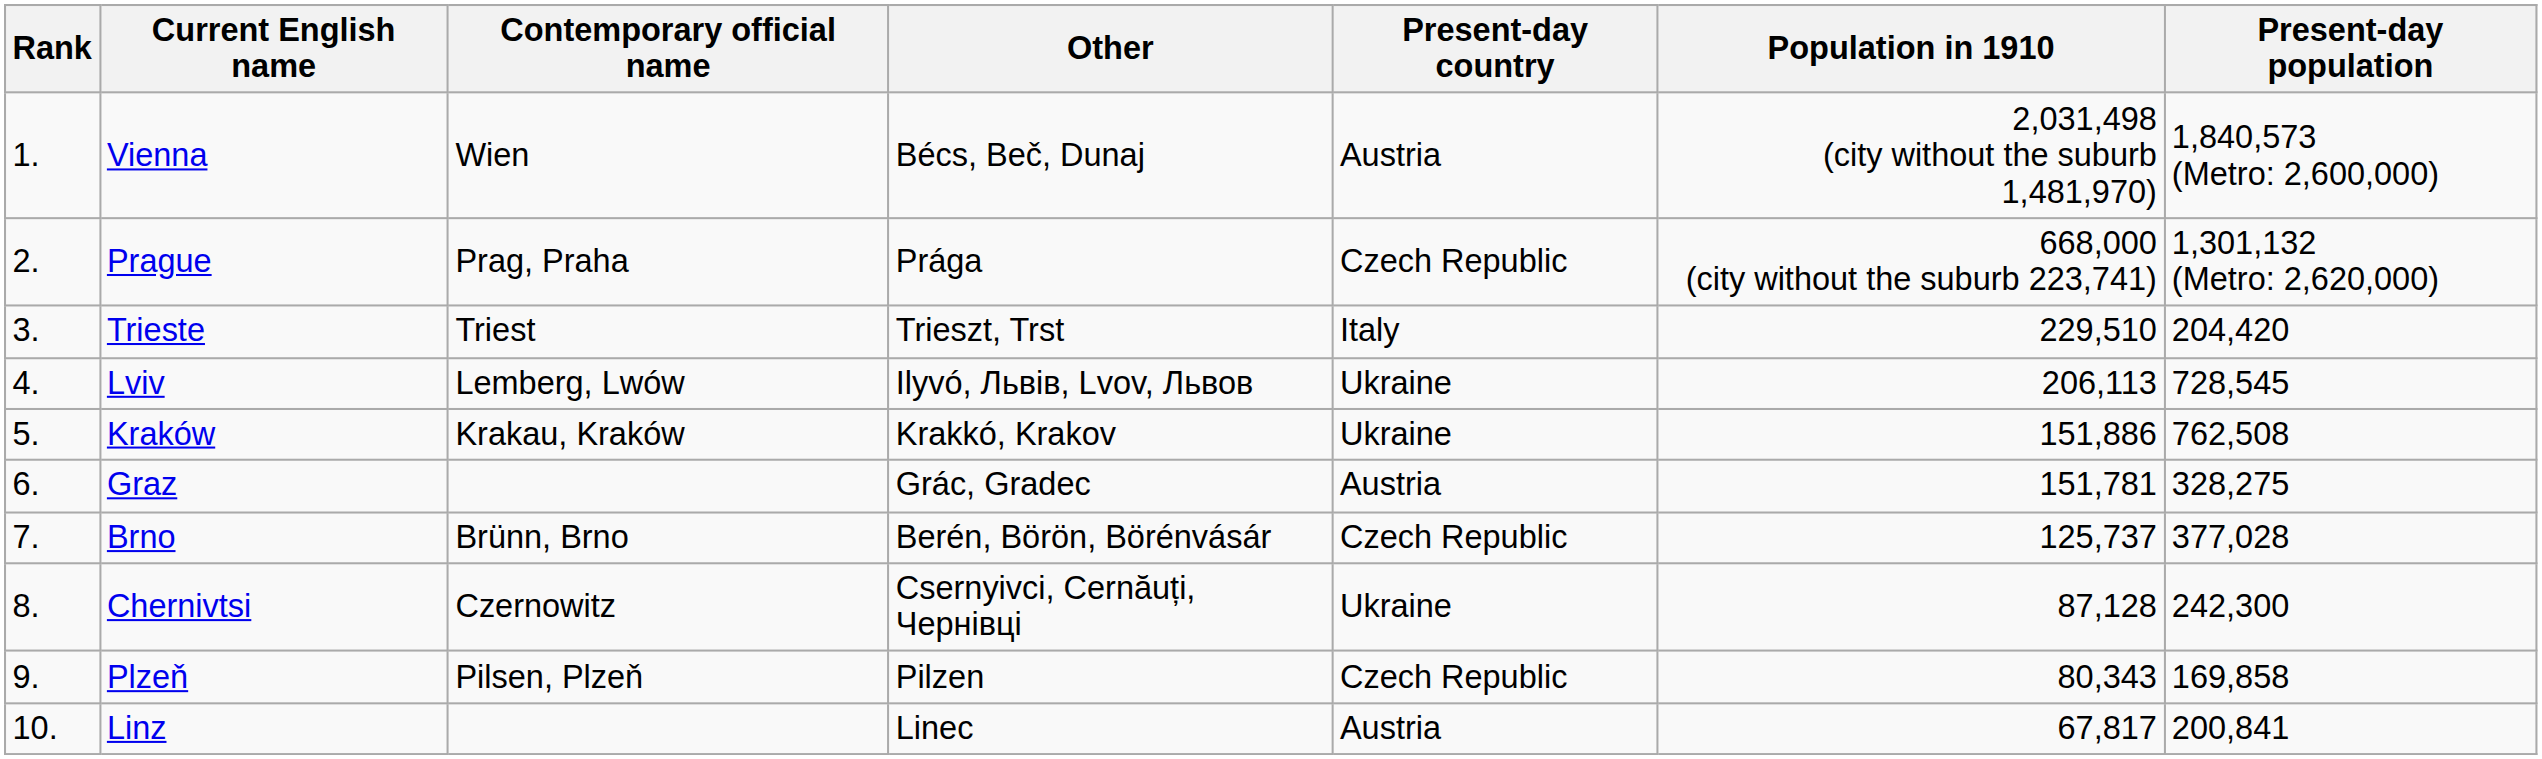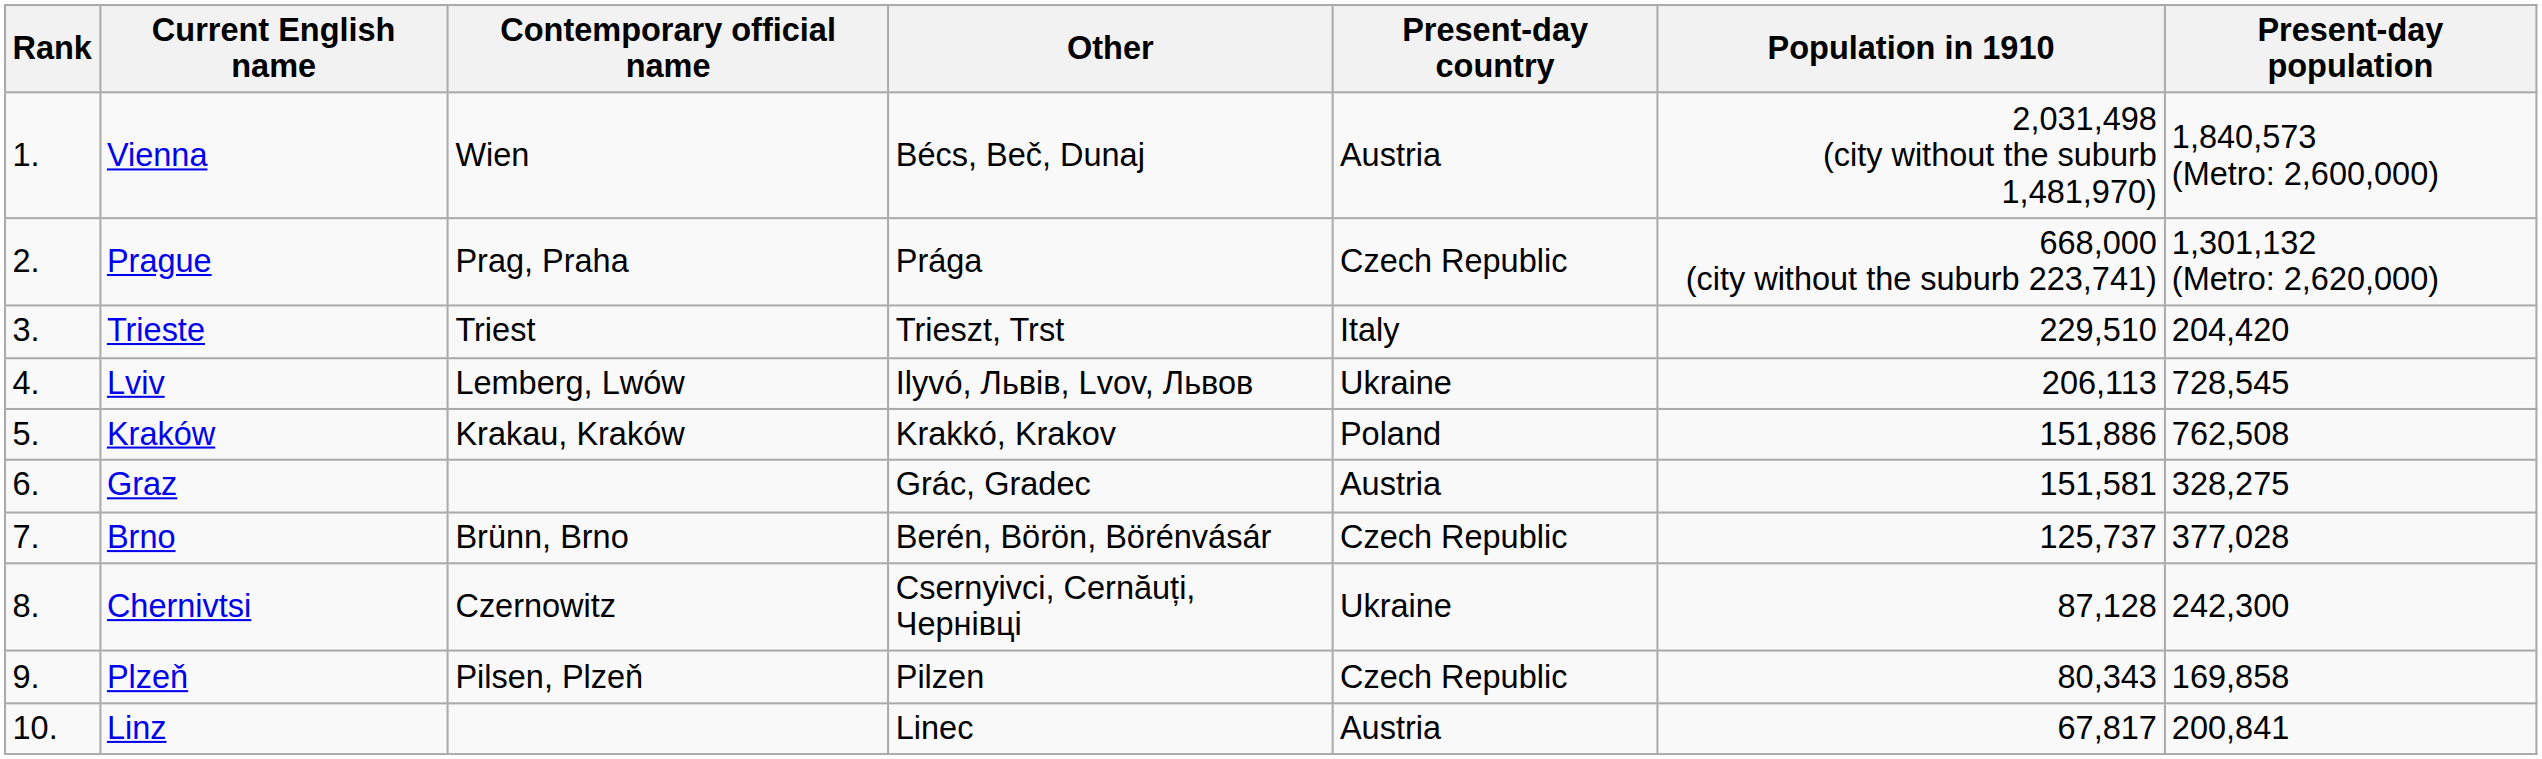(1396, 433) Ukraine -> (1391, 433) Poland
(2098, 485) 151,781 -> (2098, 485) 151,581
